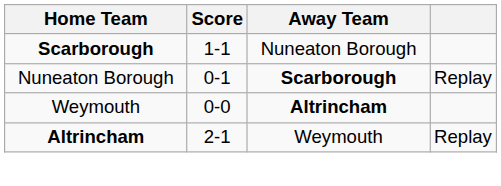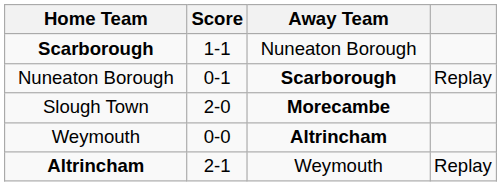+ row: (96, 107)
